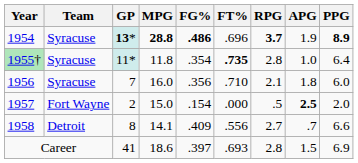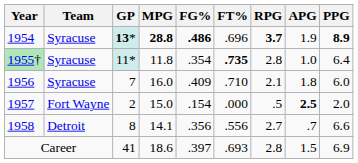(199, 81) .356 -> (199, 81) .409
(199, 125) .409 -> (199, 125) .356
